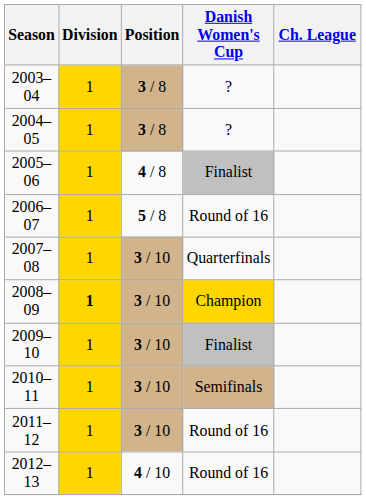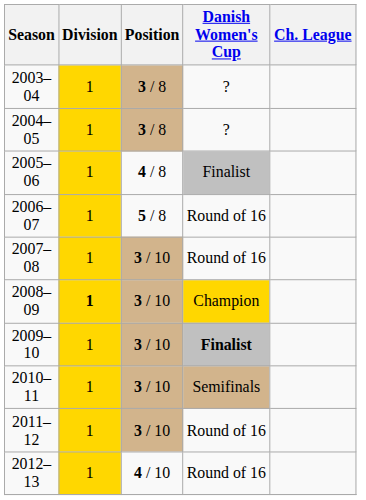(229, 258) Quarterfinals -> (226, 258) Round of 16
(229, 344) normal -> (226, 344) bold
